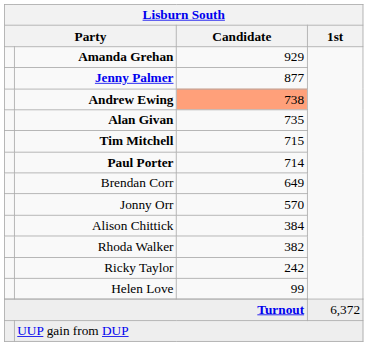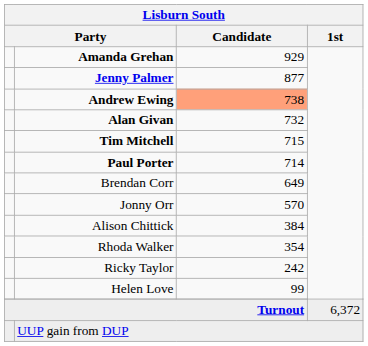(294, 120) 735 -> (294, 120) 732
(294, 246) 382 -> (294, 246) 354
